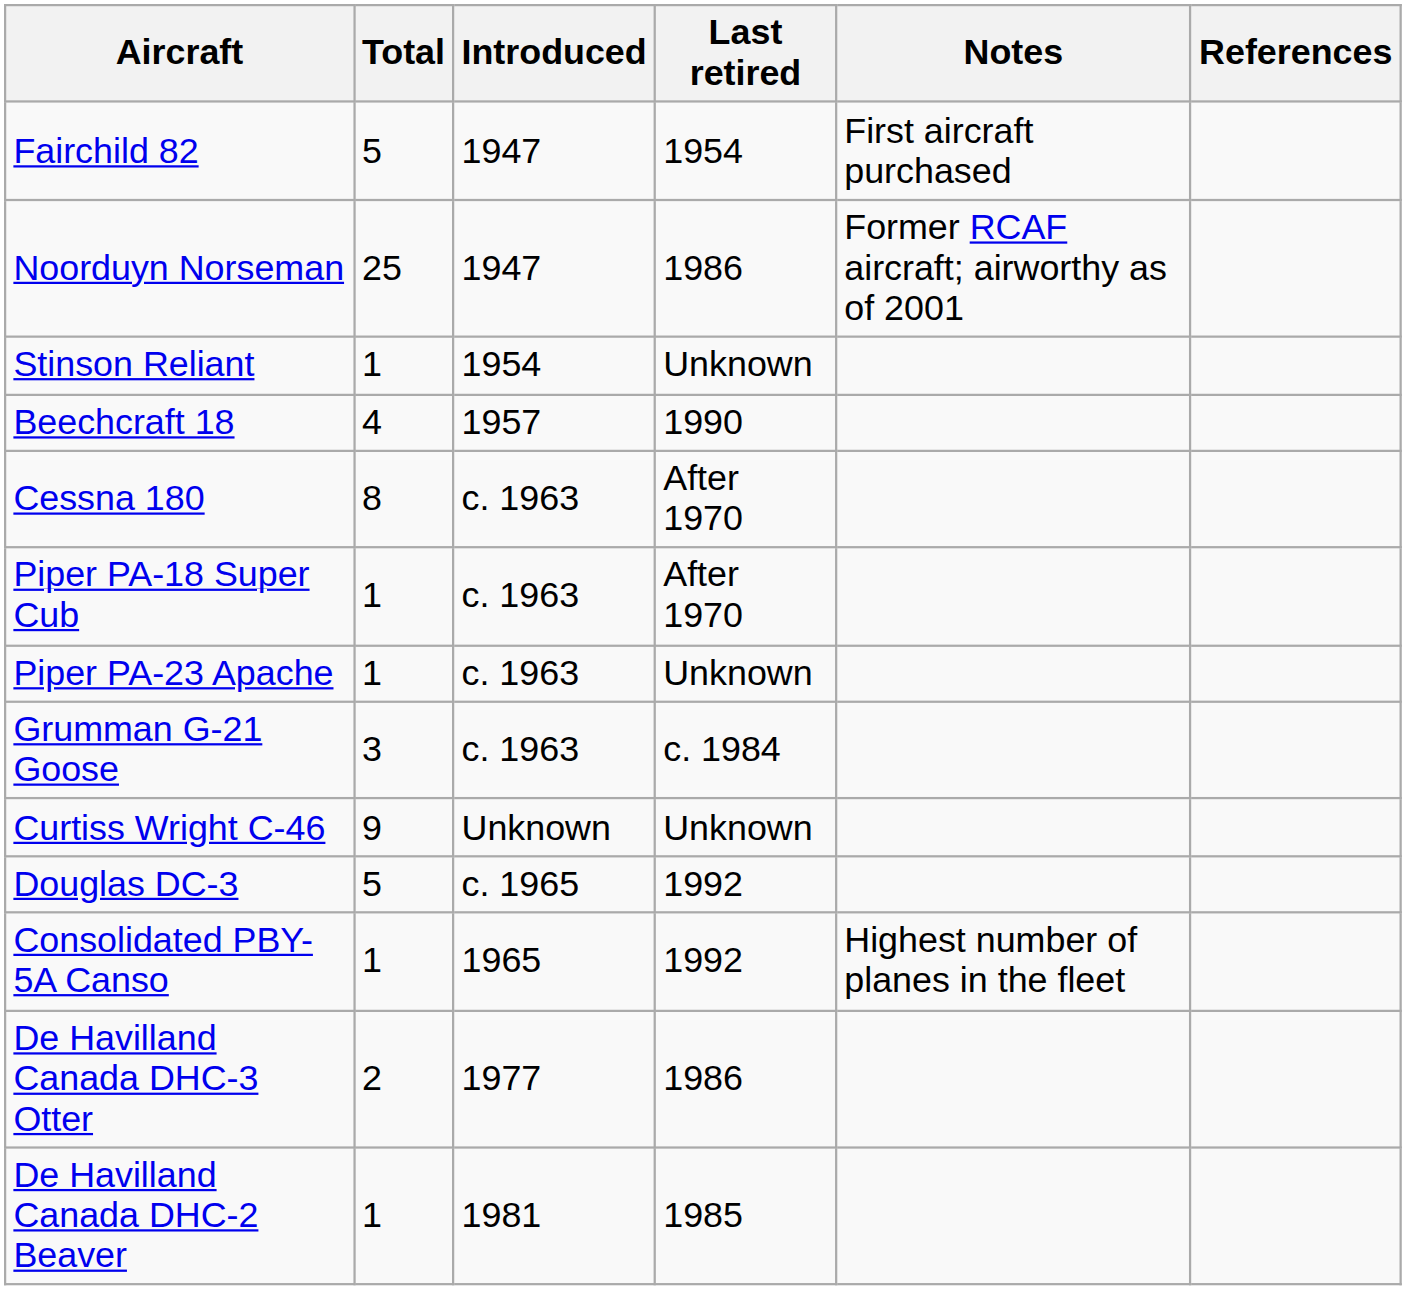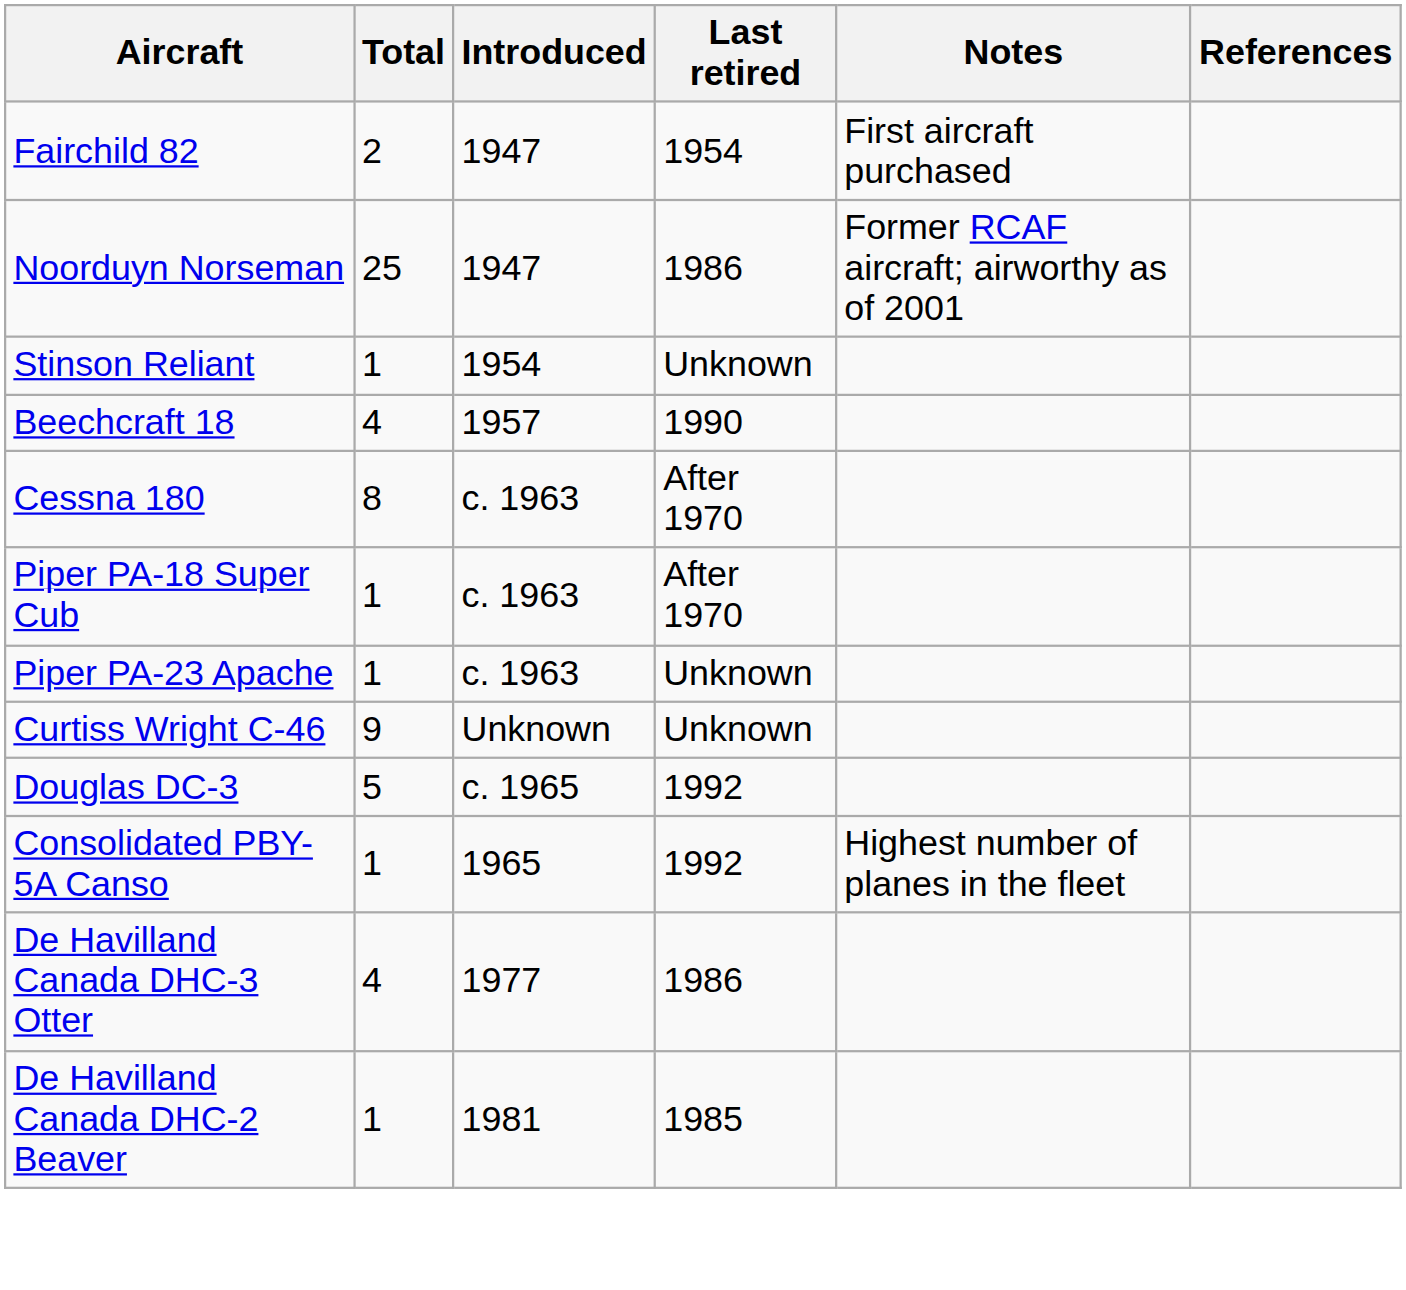(372, 150) 5 -> (372, 150) 2
- row: (138, 749)
(372, 1077) 2 -> (372, 980) 4
